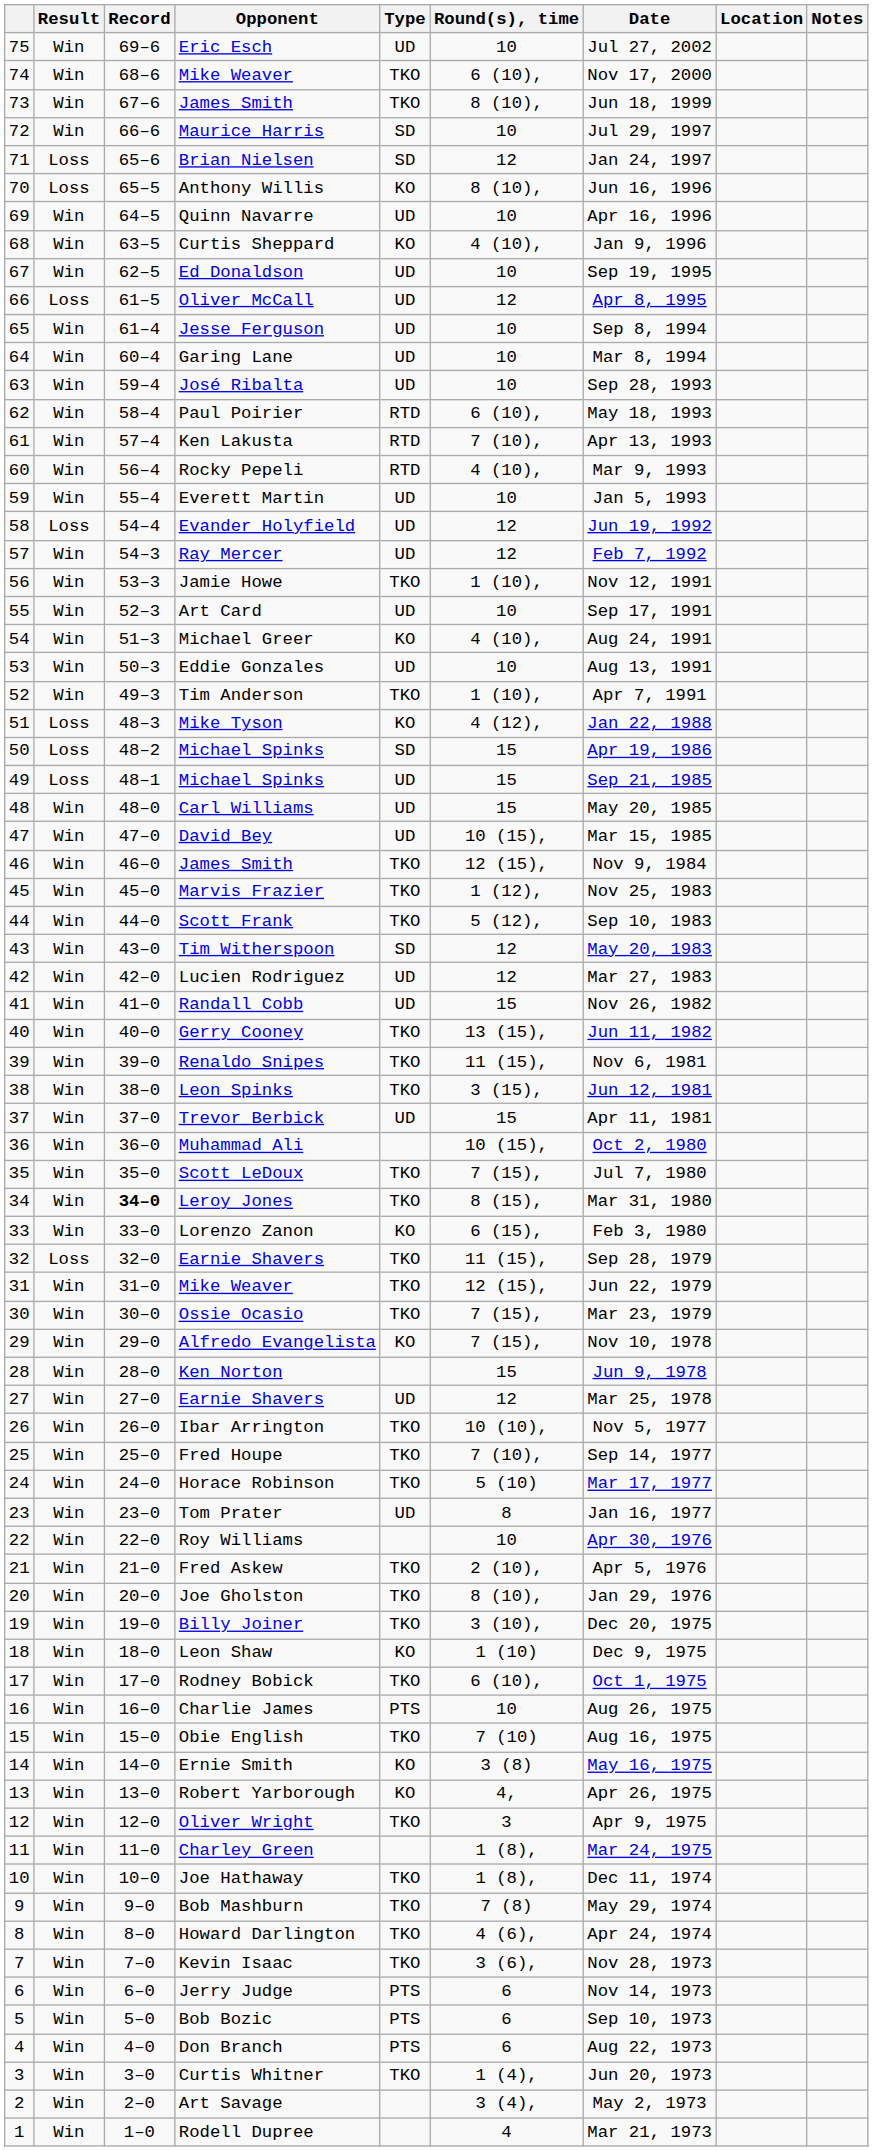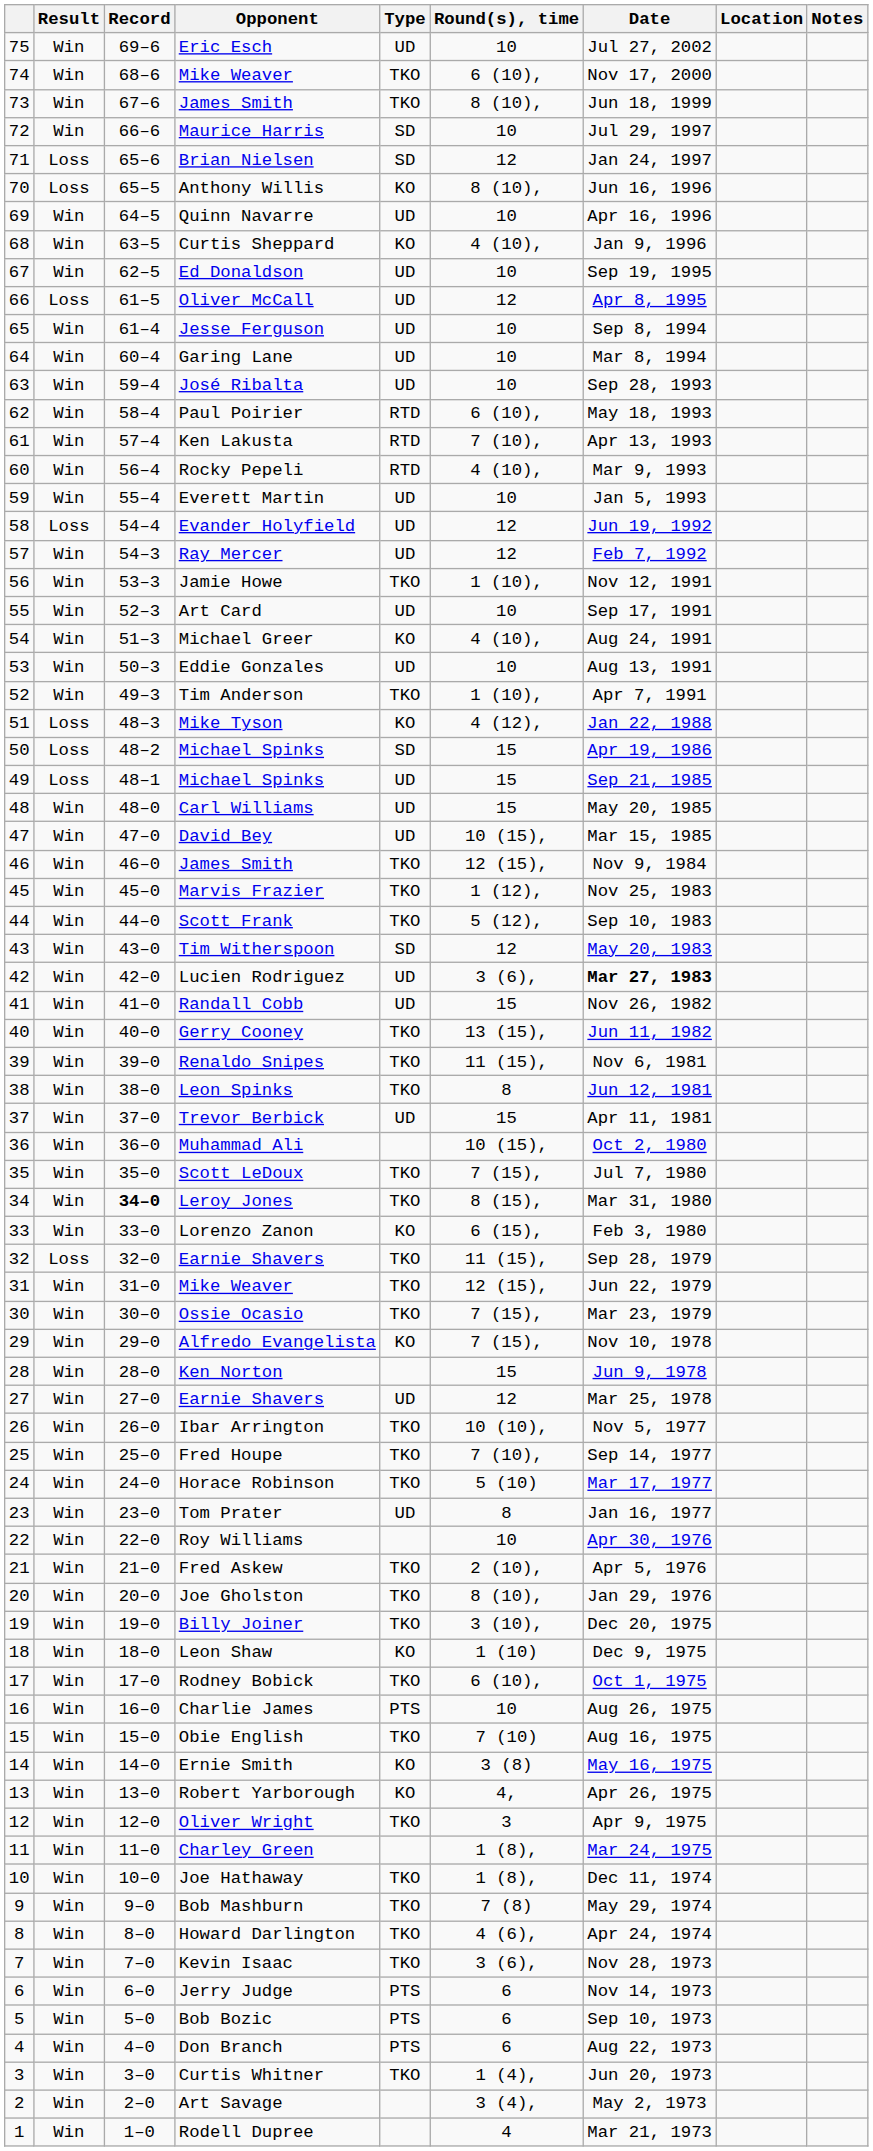(507, 977) 12 -> (507, 977) 3 (6),
(650, 977) normal -> (650, 977) bold
(507, 1090) 3 (15), -> (507, 1090) 8
